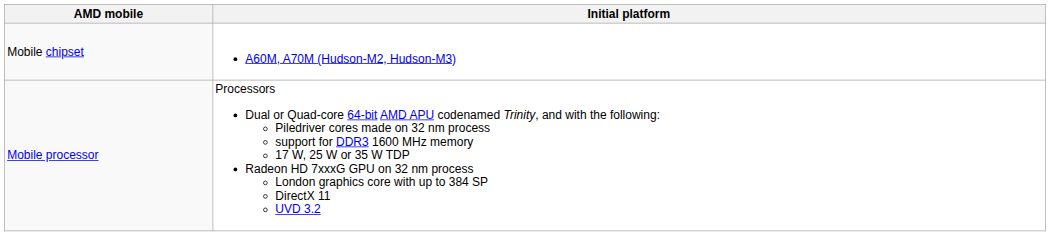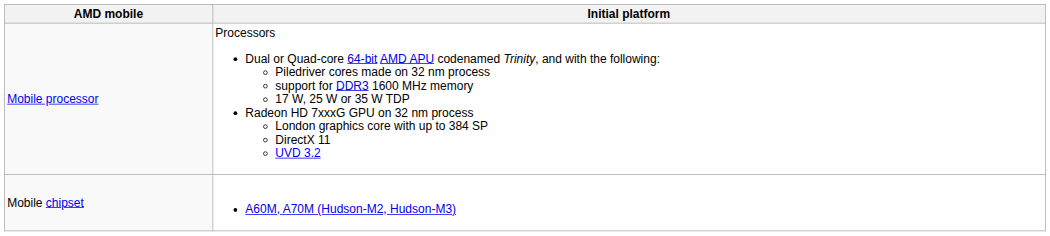rows swapped: (53, 155) <-> (45, 51)
